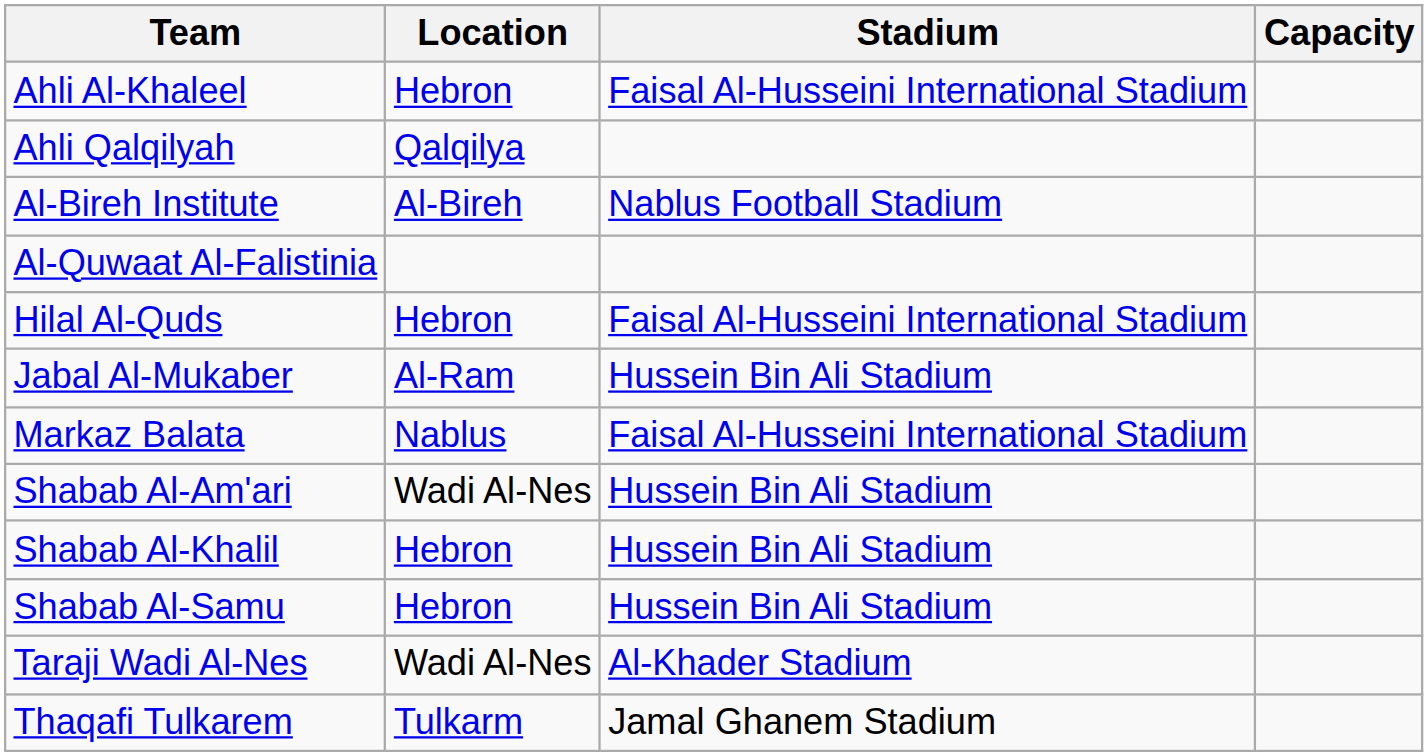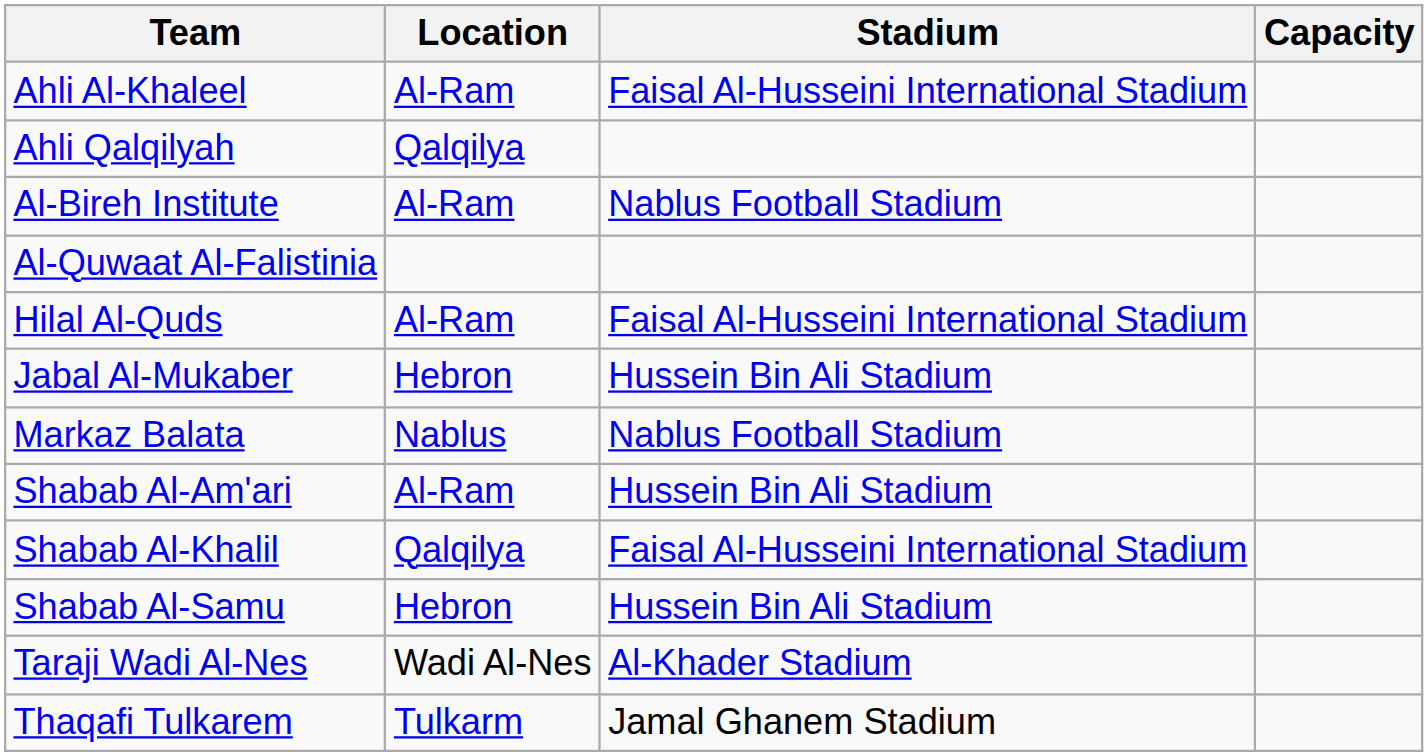(453, 90) Hebron -> (454, 90) Al-Ram
(458, 205) Al-Bireh -> (454, 205) Al-Ram
(453, 319) Hebron -> (454, 319) Al-Ram
(454, 377) Al-Ram -> (453, 377) Hebron
(928, 434) Faisal Al-Husseini International Stadium -> (805, 434) Nablus Football Stadium
(493, 491) Wadi Al-Nes -> (454, 491) Al-Ram
(453, 549) Hebron -> (459, 549) Qalqilya
(800, 549) Hussein Bin Ali Stadium -> (928, 549) Faisal Al-Husseini International Stadium
